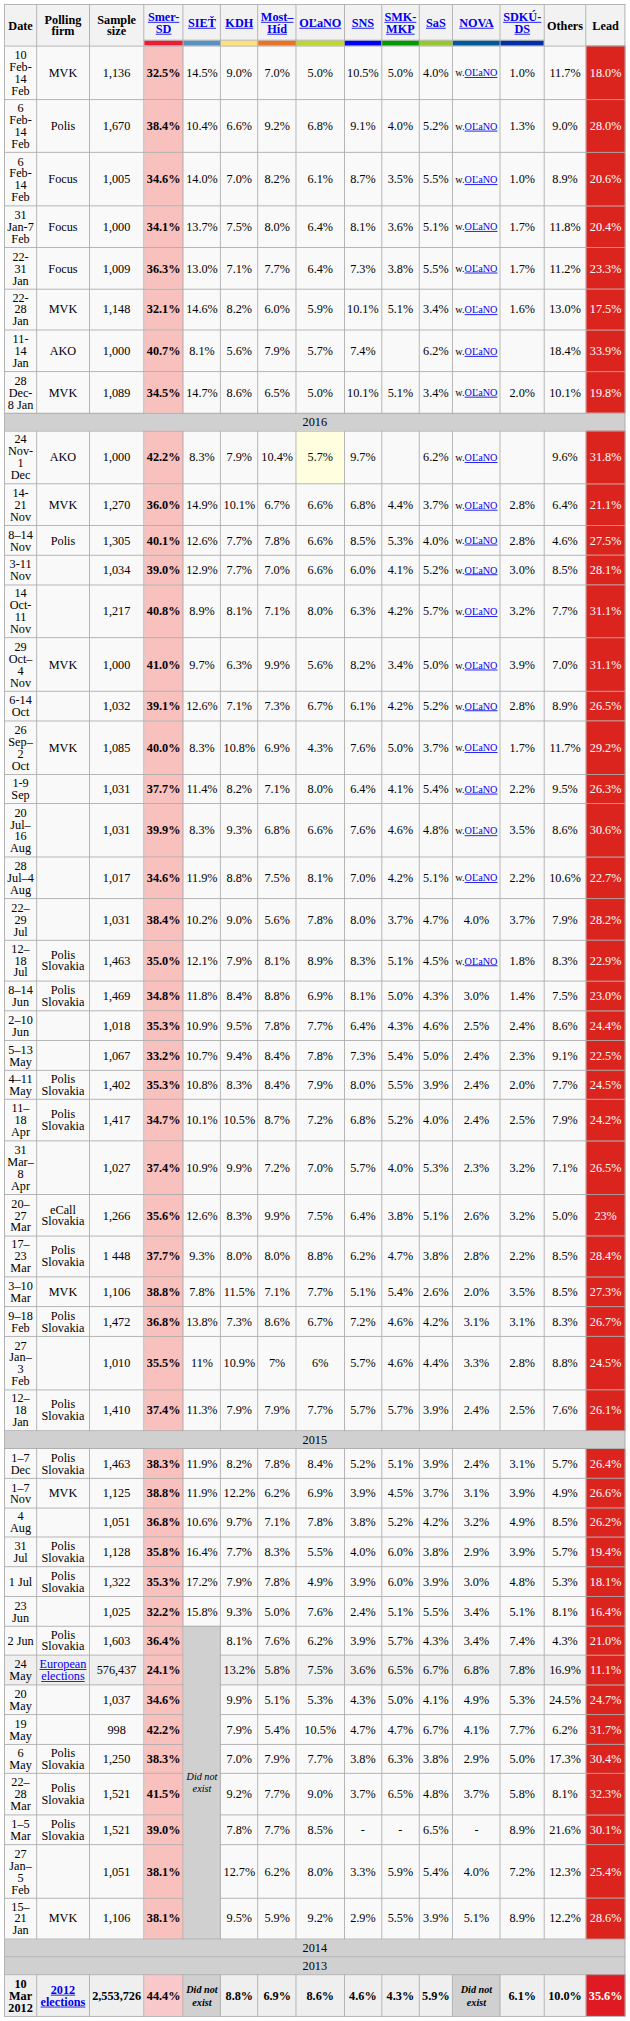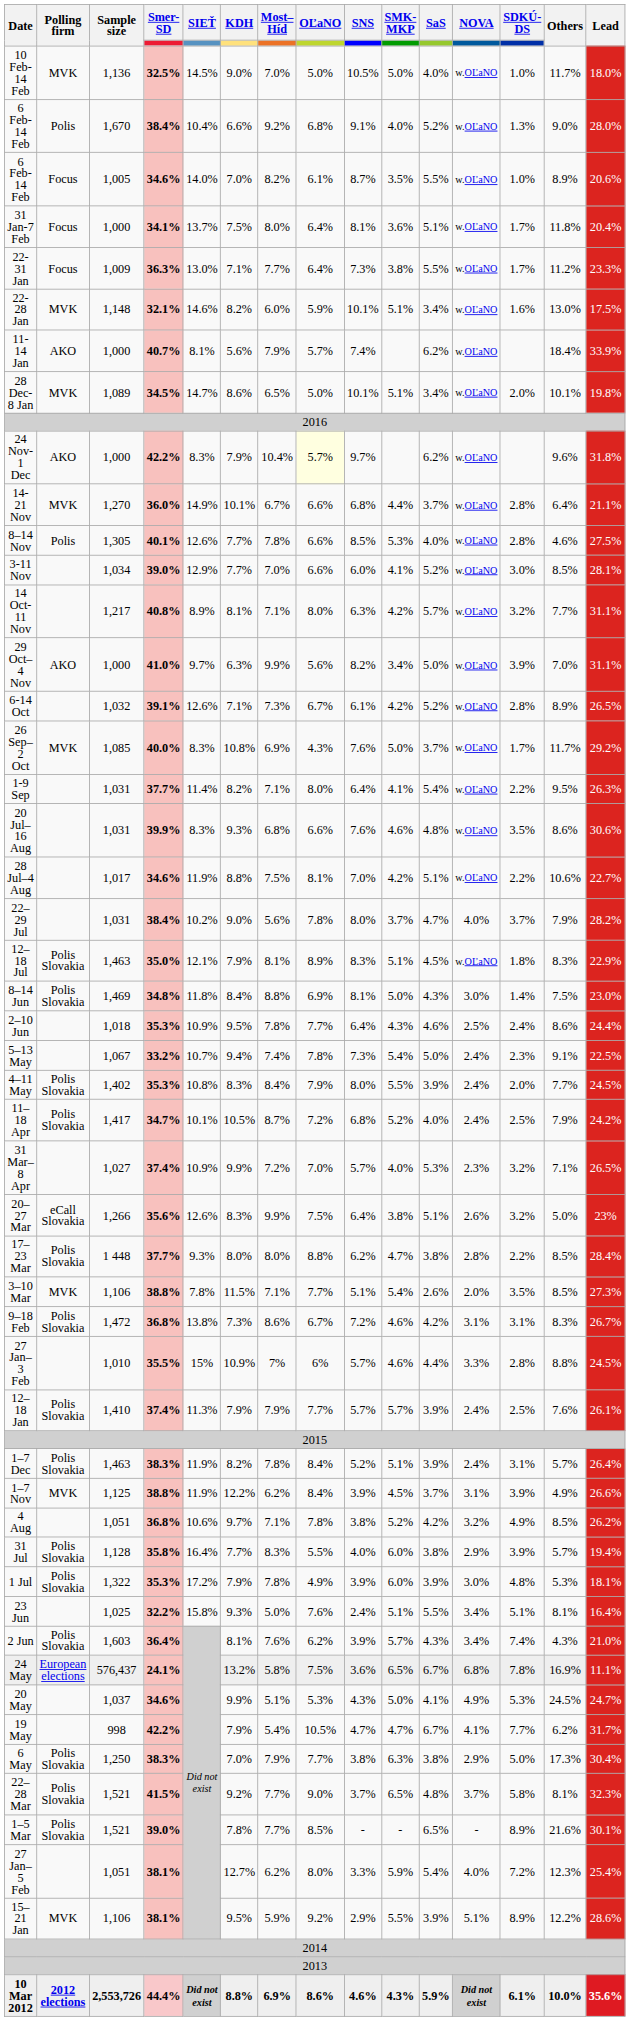(63, 665) MVK -> (63, 665) AKO
(277, 1056) 8.4% -> (277, 1056) 7.4%
(202, 1363) 11% -> (202, 1363) 15%
(320, 1493) 6.9% -> (320, 1493) 8.4%
